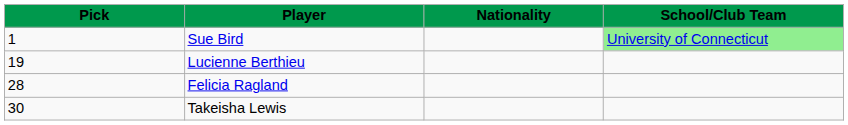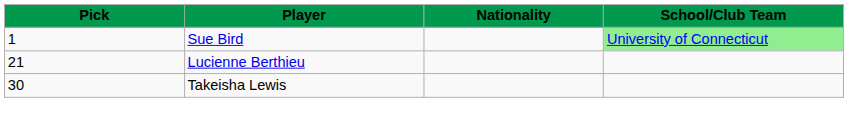(16, 62) 19 -> (16, 62) 21
- row: (238, 85)
